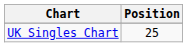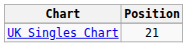(152, 33) 25 -> (152, 33) 21
